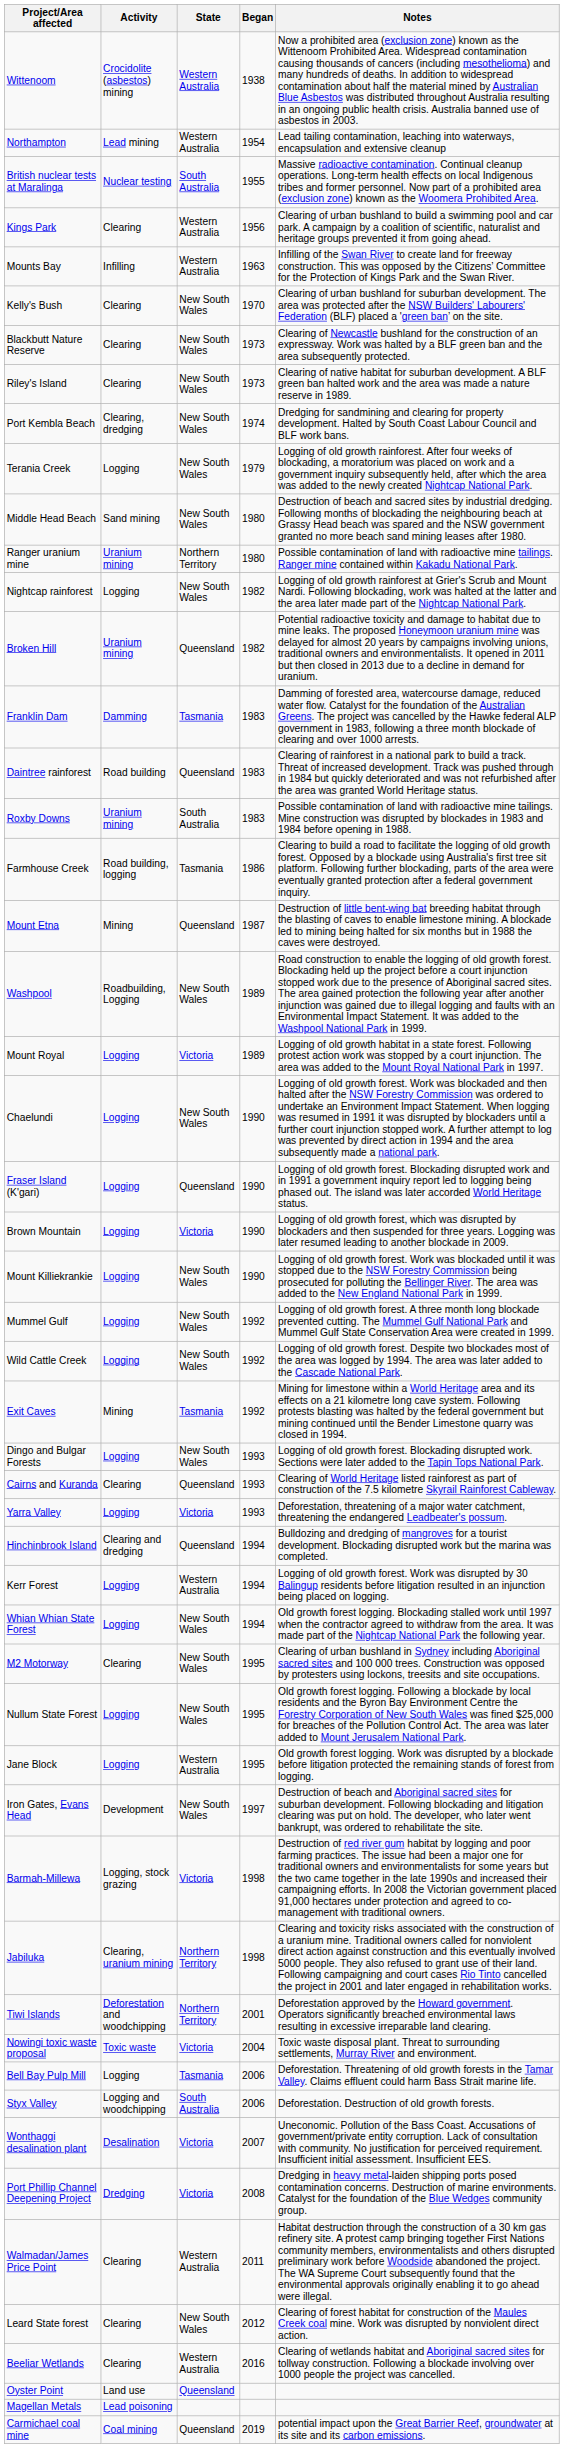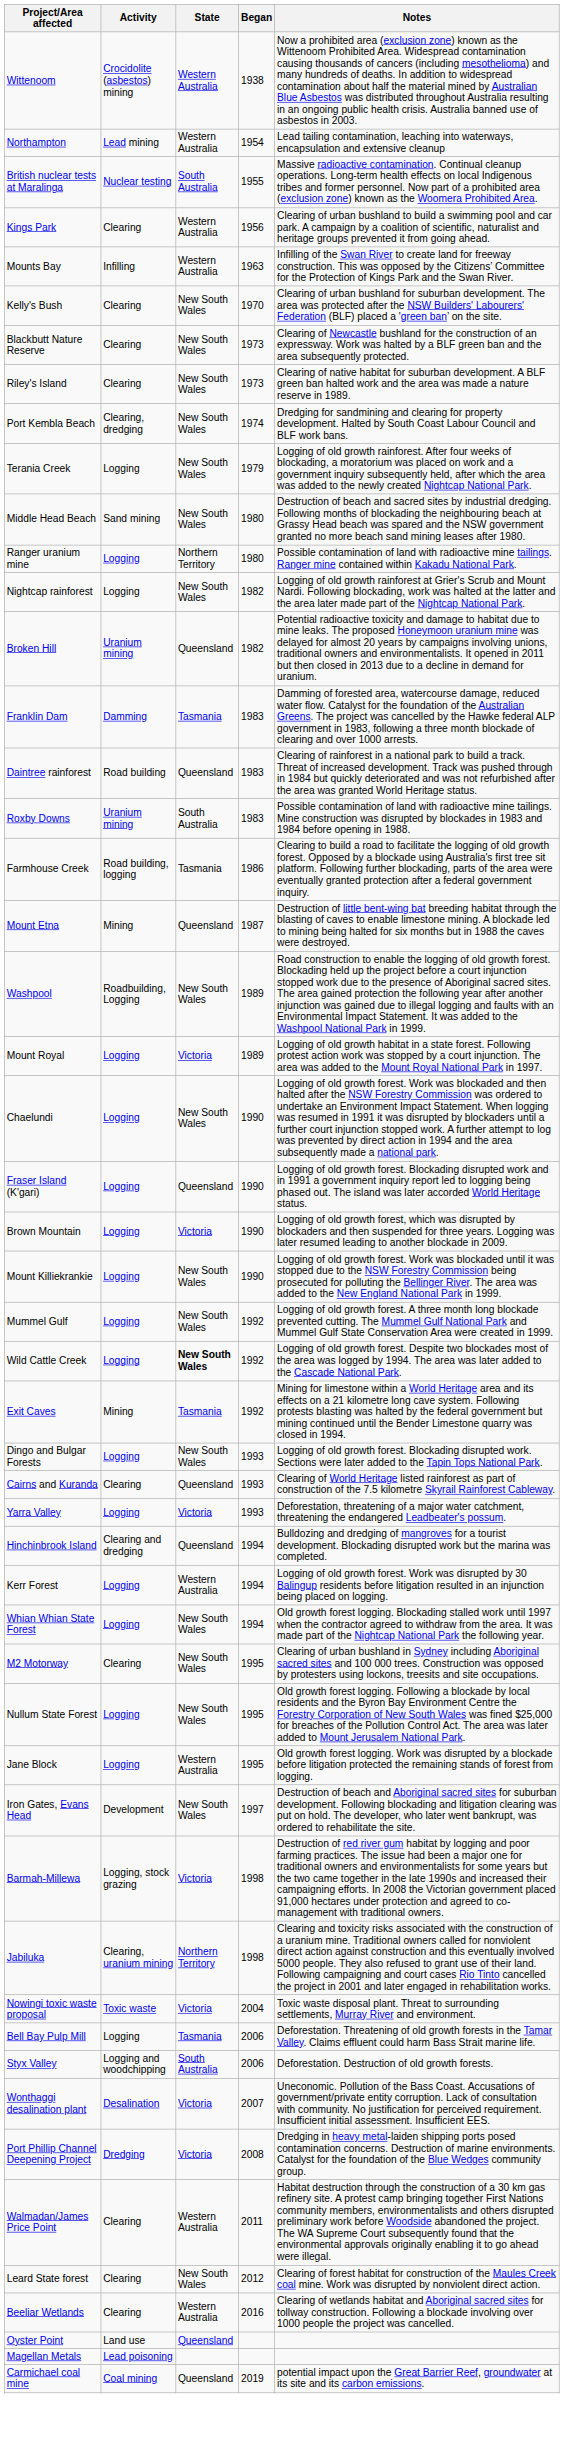(122, 558) Uranium mining -> (121, 558) Logging
(204, 1361) normal -> (204, 1361) bold
- row: (33, 2014)
